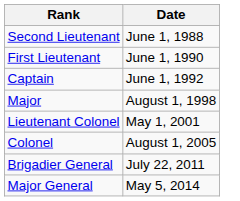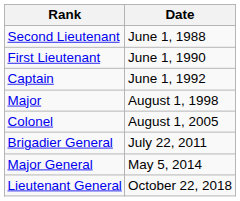- row: (64, 121)
+ row: (65, 185)
